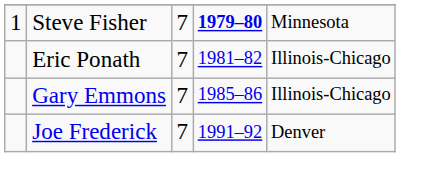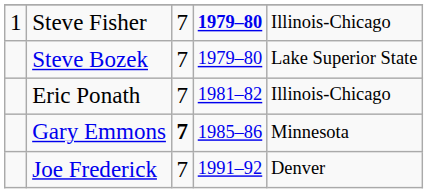(310, 22) Minnesota -> (331, 22) Illinois-Chicago
+ row: (90, 59)
(182, 95) normal -> (182, 132) bold
(331, 95) Illinois-Chicago -> (310, 132) Minnesota
